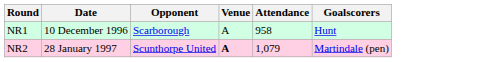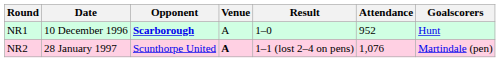+ column: (305, 13)
(161, 30) normal -> (164, 30) bold
(264, 30) 958 -> (367, 30) 952
(268, 48) 1,079 -> (372, 48) 1,076
